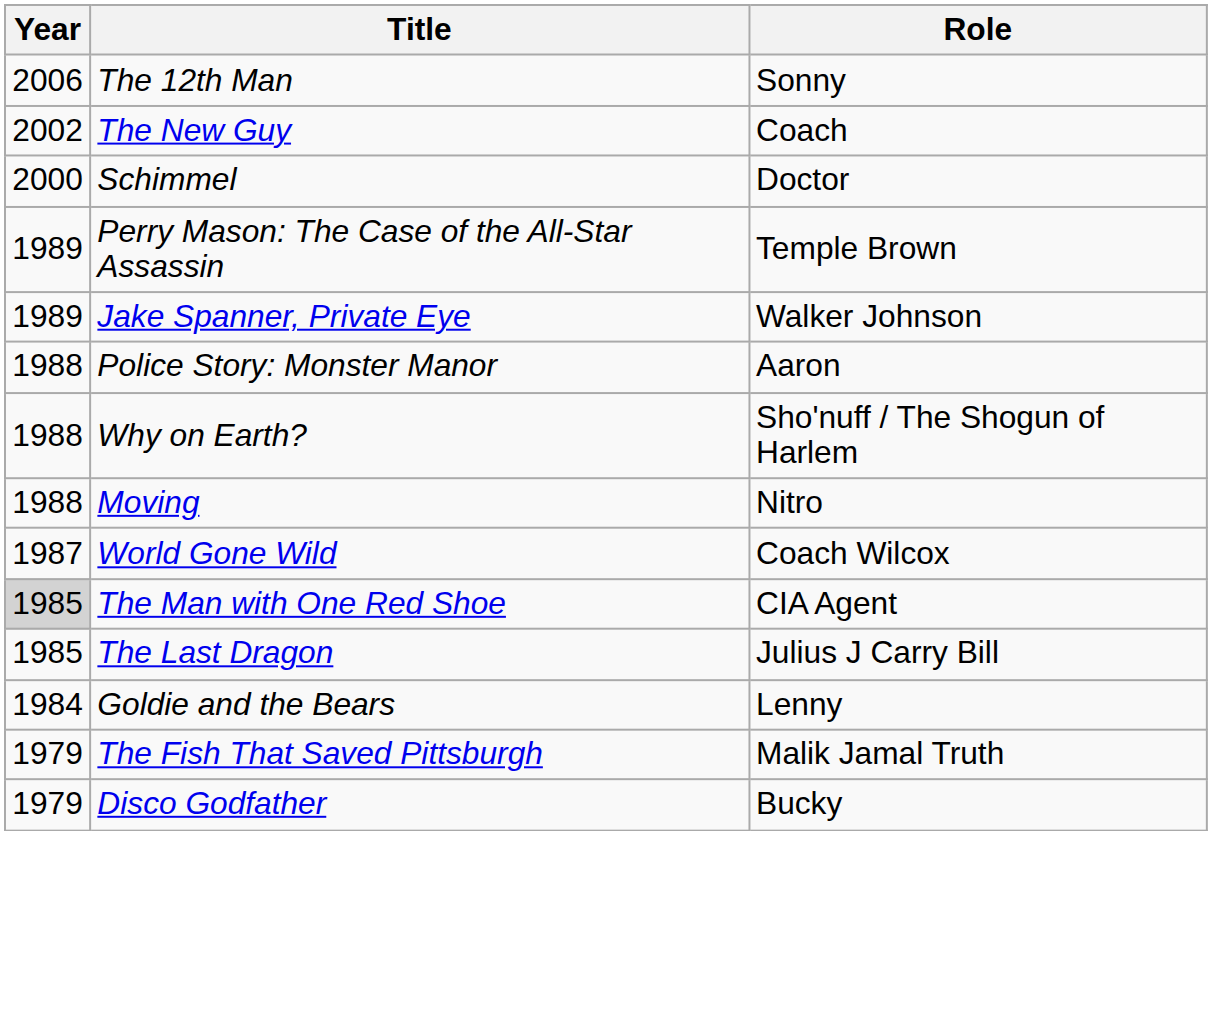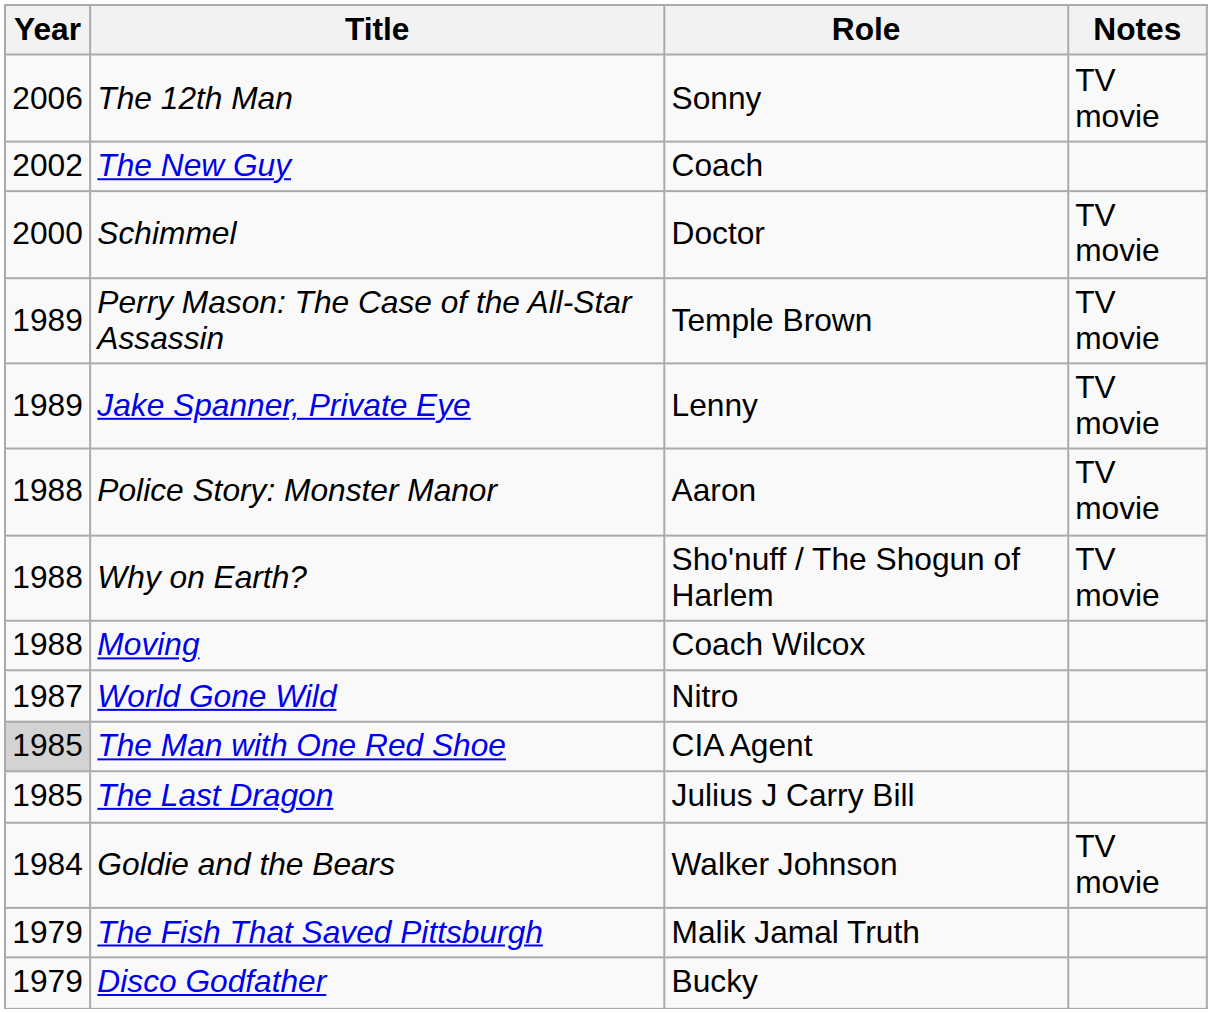+ column: (1137, 29)
(869, 316) Walker Johnson -> (715, 405) Lenny
(789, 502) Nitro -> (768, 645) Coach Wilcox
(853, 553) Coach Wilcox -> (705, 695) Nitro
(799, 703) Lenny -> (785, 864) Walker Johnson
